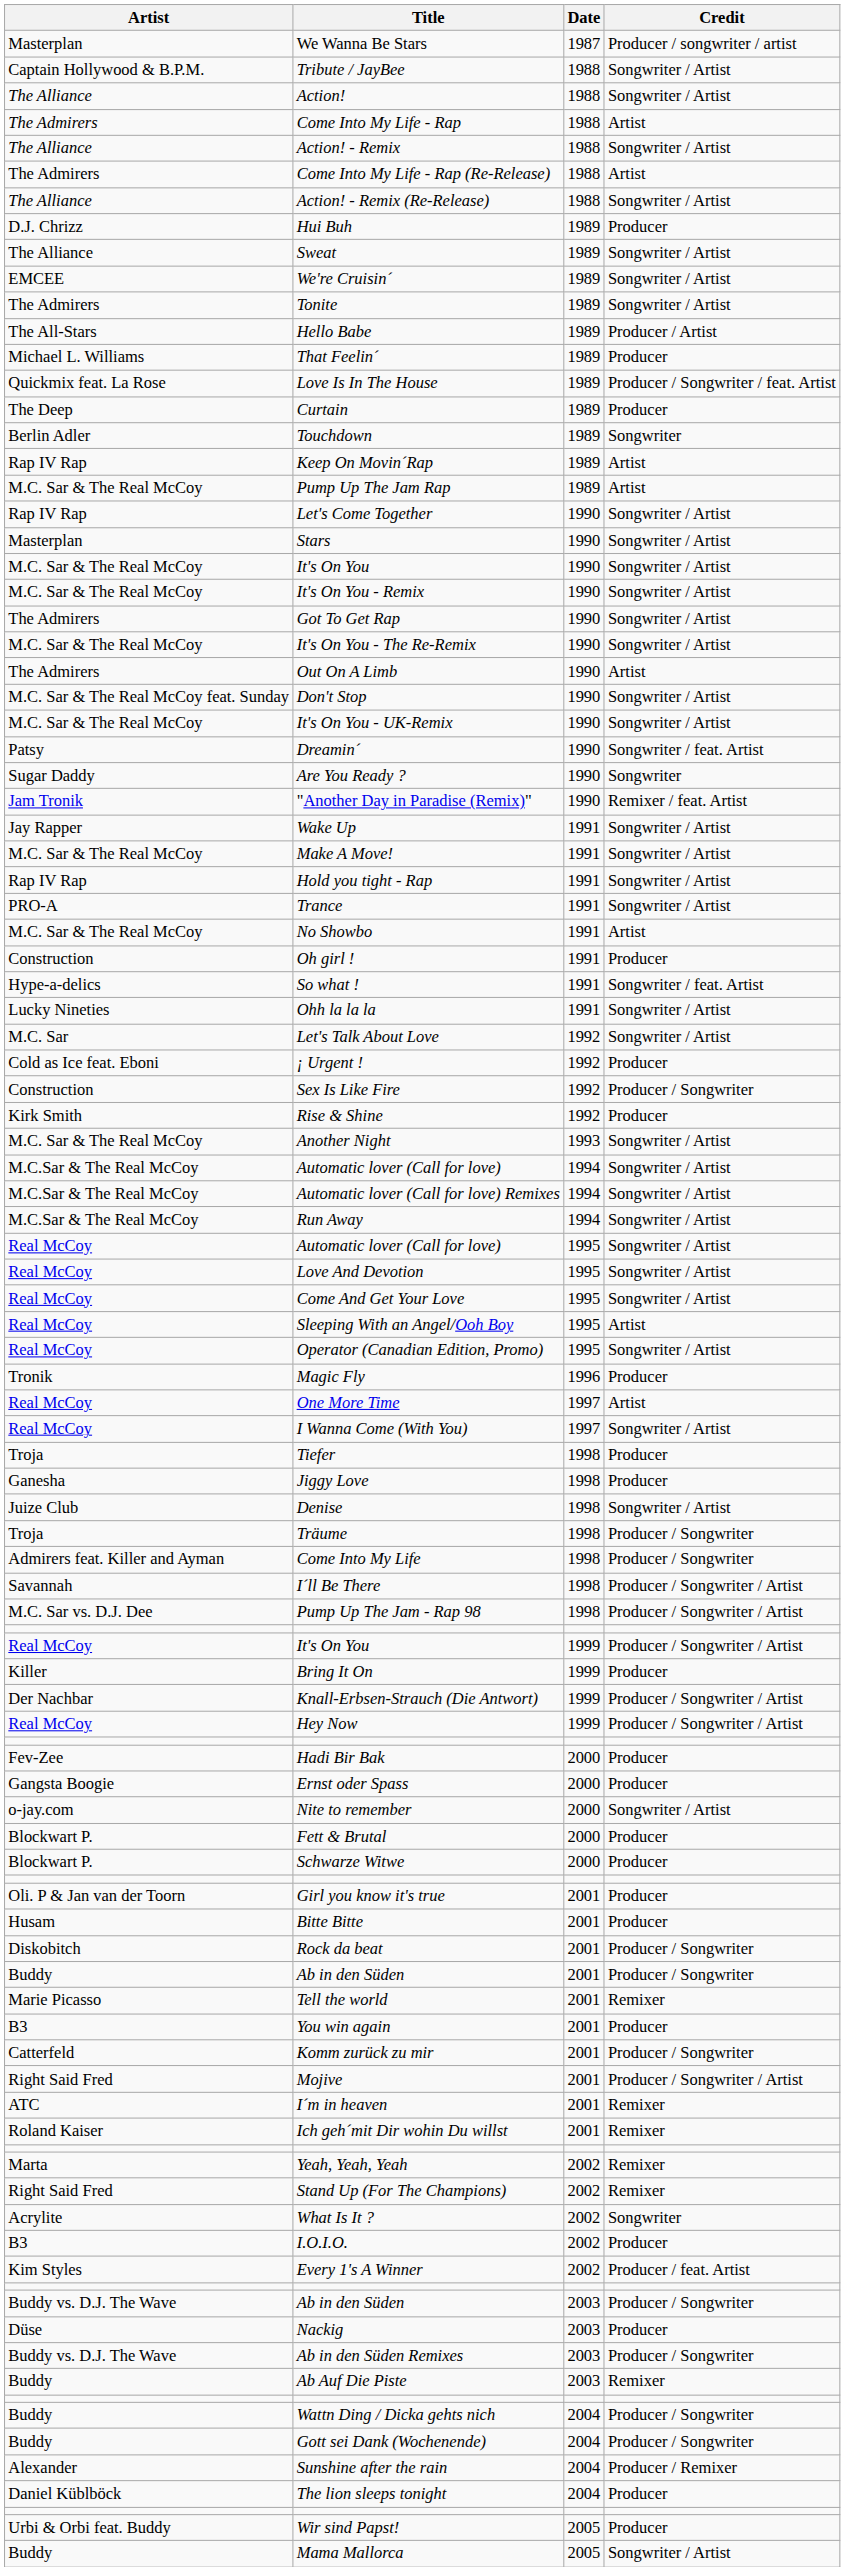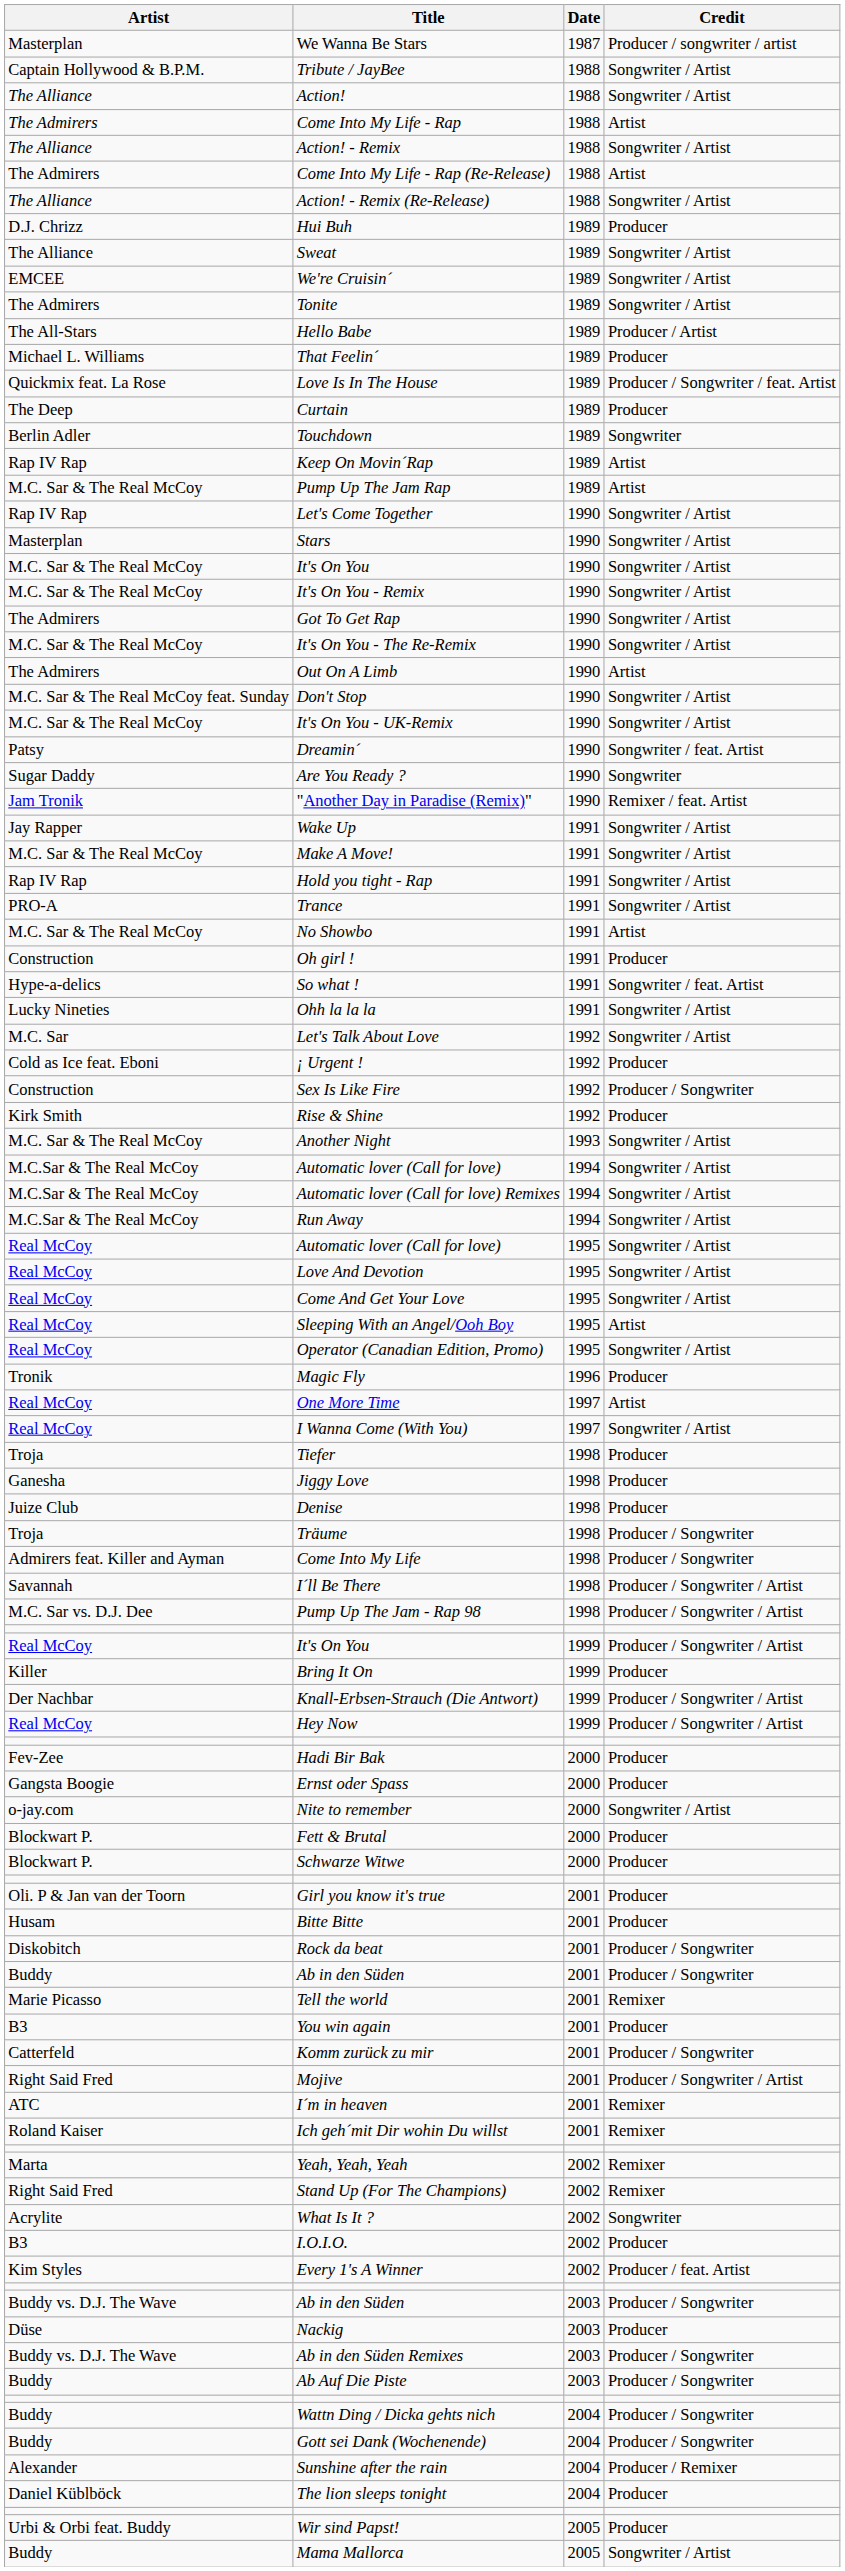(669, 1507) Songwriter / Artist -> (638, 1507) Producer
(636, 2381) Remixer -> (681, 2381) Producer / Songwriter
